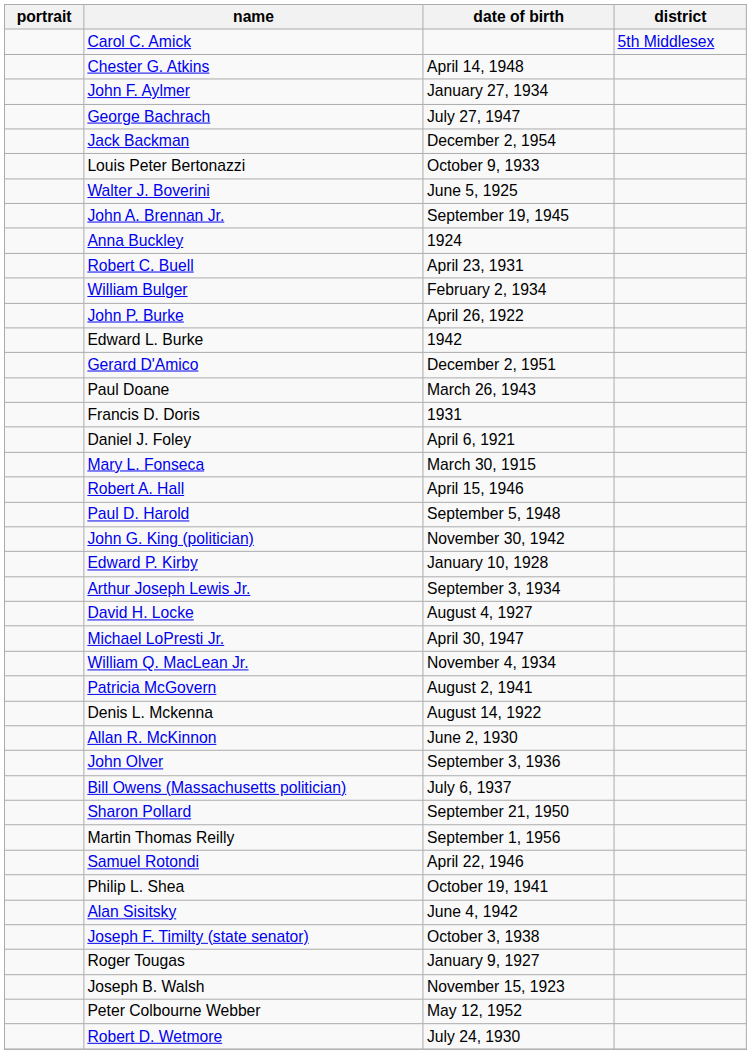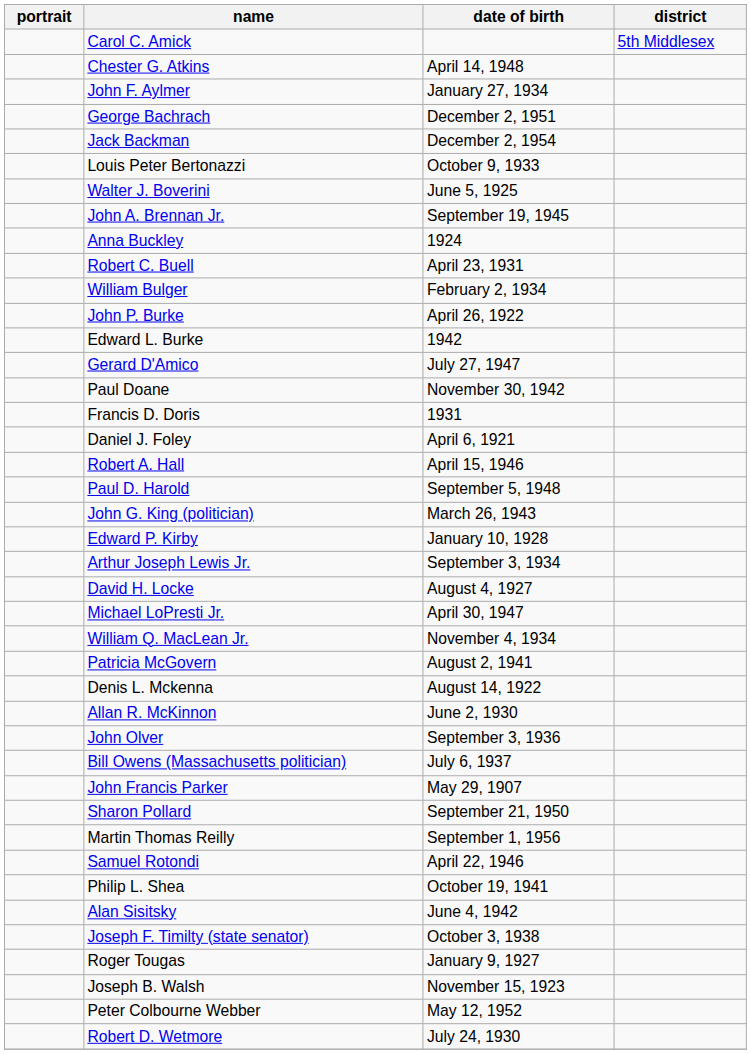(474, 116) July 27, 1947 -> (491, 116) December 2, 1951
(491, 365) December 2, 1951 -> (474, 365) July 27, 1947
(481, 389) March 26, 1943 -> (496, 389) November 30, 1942
- row: (146, 464)
(496, 539) November 30, 1942 -> (481, 514) March 26, 1943
+ row: (158, 787)
